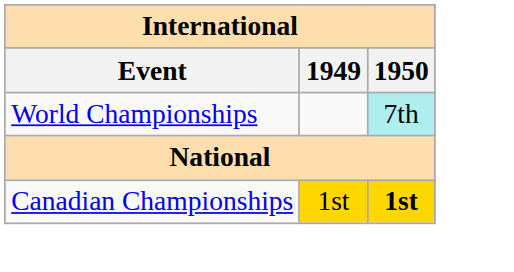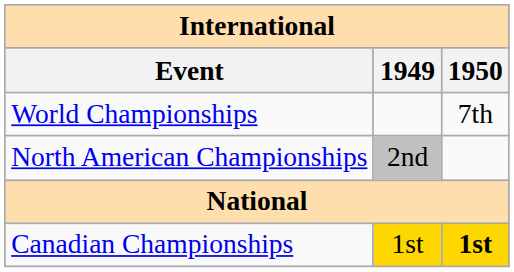(401, 113) paleturquoise background -> (475, 113) no background
+ row: (189, 157)
